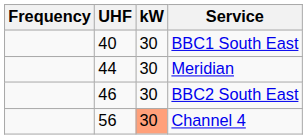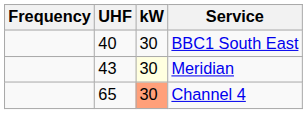(107, 69) 44 -> (107, 69) 43
(148, 69) no background -> (148, 69) lightyellow background
- row: (235, 95)
(107, 120) 56 -> (107, 95) 65
